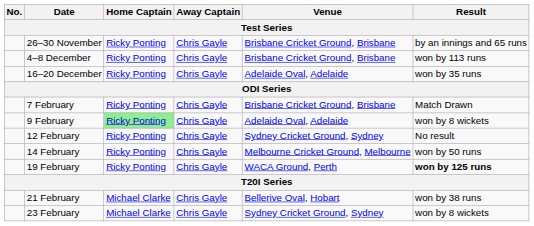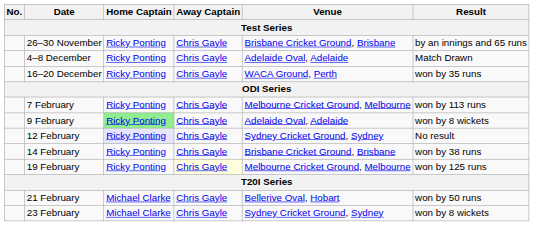(320, 58) Brisbane Cricket Ground, Brisbane -> (296, 58) Adelaide Oval, Adelaide
(451, 58) won by 113 runs -> (444, 58) Match Drawn
(296, 74) Adelaide Oval, Adelaide -> (291, 74) WACA Ground, Perth
(320, 105) Brisbane Cricket Ground, Brisbane -> (328, 105) Melbourne Cricket Ground, Melbourne
(444, 105) Match Drawn -> (451, 105) won by 113 runs
(136, 136) no background -> (136, 136) lavender background
(328, 151) Melbourne Cricket Ground, Melbourne -> (320, 151) Brisbane Cricket Ground, Brisbane
(448, 151) won by 50 runs -> (448, 151) won by 38 runs
(202, 167) no background -> (202, 167) lightyellow background
(291, 167) WACA Ground, Perth -> (328, 167) Melbourne Cricket Ground, Melbourne
(453, 167) bold -> (451, 167) normal
(448, 197) won by 38 runs -> (448, 197) won by 50 runs
